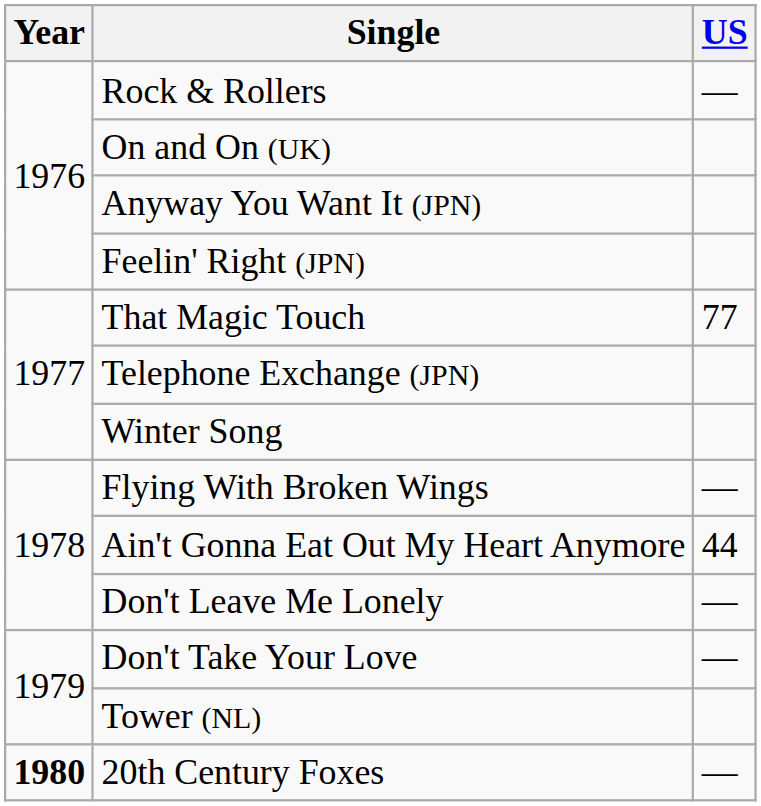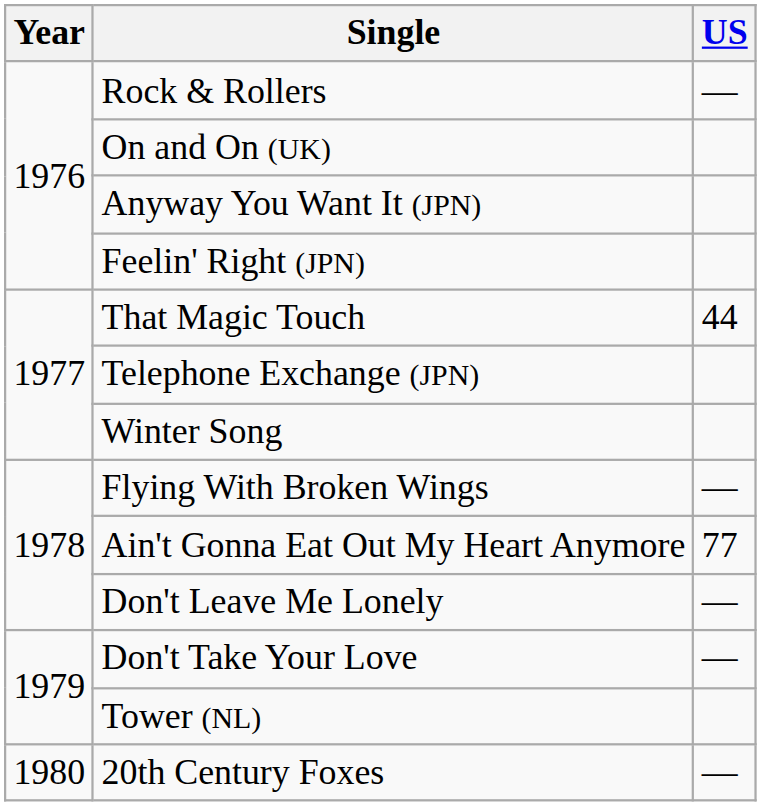(720, 317) 77 -> (720, 317) 44
(720, 544) 44 -> (720, 544) 77
(49, 771) bold -> (49, 771) normal
